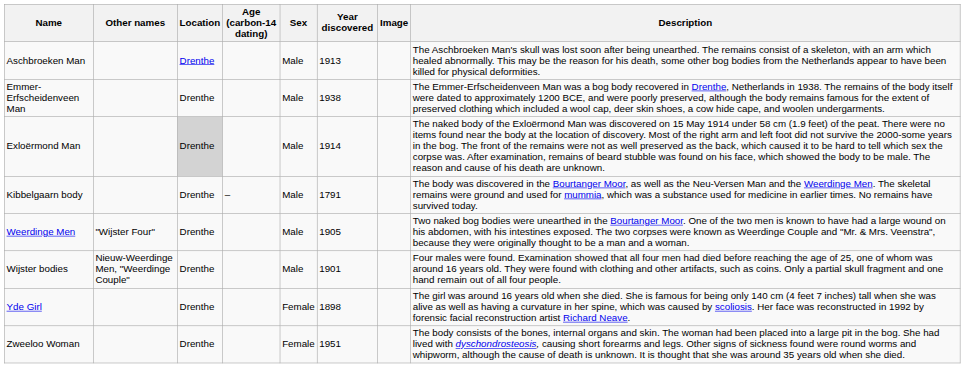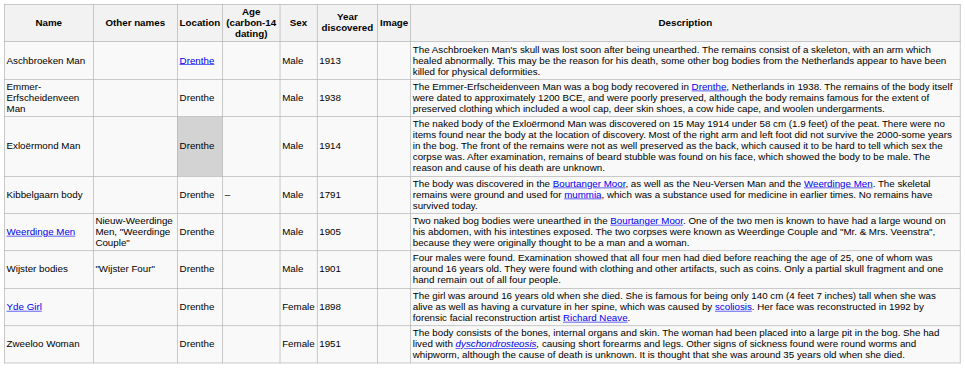(125, 232) "Wijster Four" -> (134, 232) Nieuw-Weerdinge Men, "Weerdinge Couple"
(134, 269) Nieuw-Weerdinge Men, "Weerdinge Couple" -> (125, 269) "Wijster Four"
